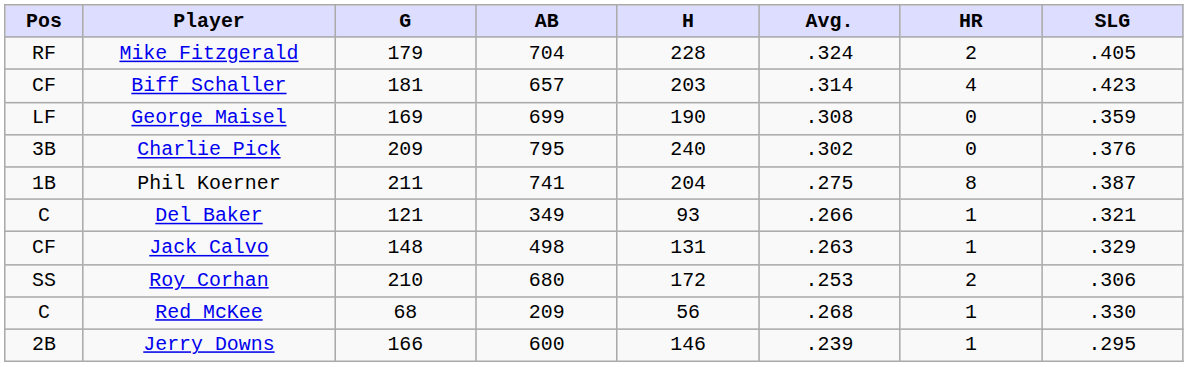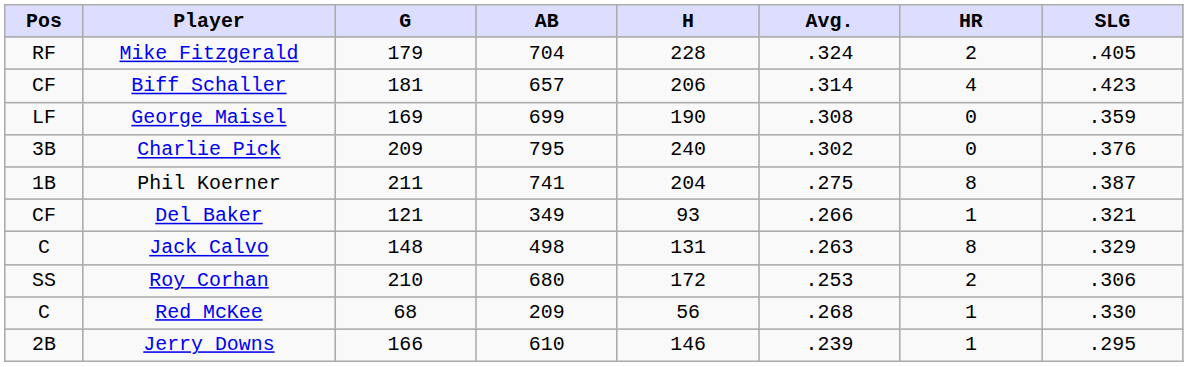(688, 86) 203 -> (688, 86) 206
(44, 215) C -> (44, 215) CF
(44, 248) CF -> (44, 248) C
(971, 248) 1 -> (971, 248) 8
(547, 345) 600 -> (547, 345) 610
